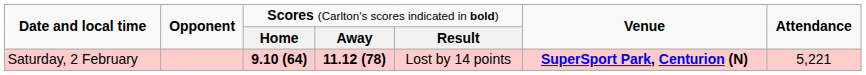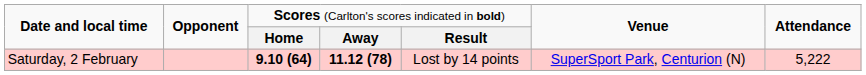(644, 60) bold -> (648, 60) normal
(814, 60) 5,221 -> (813, 60) 5,222
